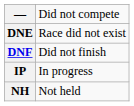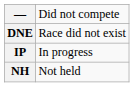- row: (20, 52)
